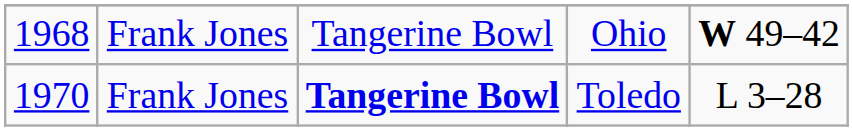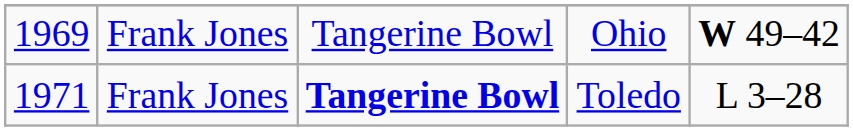(52, 34) 1968 -> (52, 34) 1969
(52, 94) 1970 -> (52, 94) 1971
